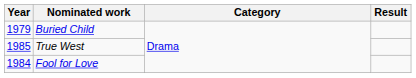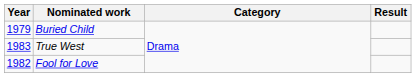(19, 47) 1985 -> (19, 47) 1983
(19, 64) 1984 -> (19, 64) 1982
